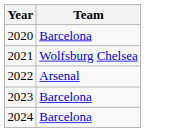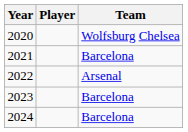+ column: (57, 14)
(66, 35) Barcelona -> (130, 35) Wolfsburg Chelsea
(88, 55) Wolfsburg Chelsea -> (108, 55) Barcelona
